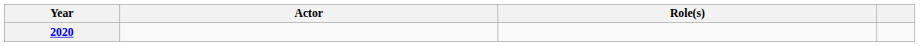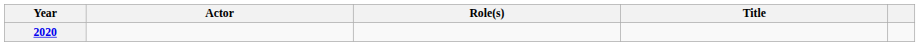+ column: (754, 13)
